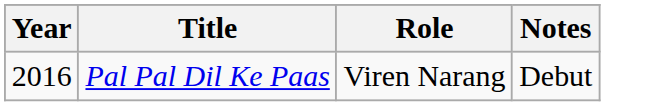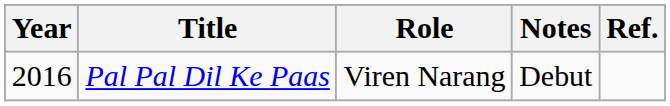+ column: (632, 28)
